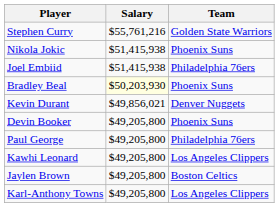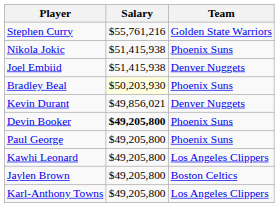(213, 67) Philadelphia 76ers -> (208, 67) Denver Nuggets
(137, 121) normal -> (137, 121) bold
(213, 139) Philadelphia 76ers -> (202, 139) Phoenix Suns
